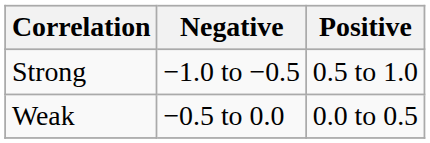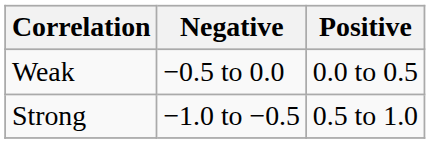rows swapped: (43, 115) <-> (49, 71)
